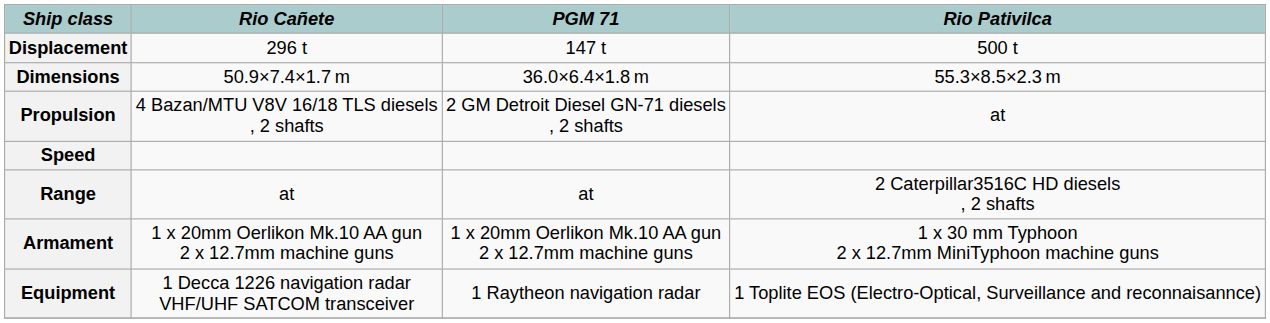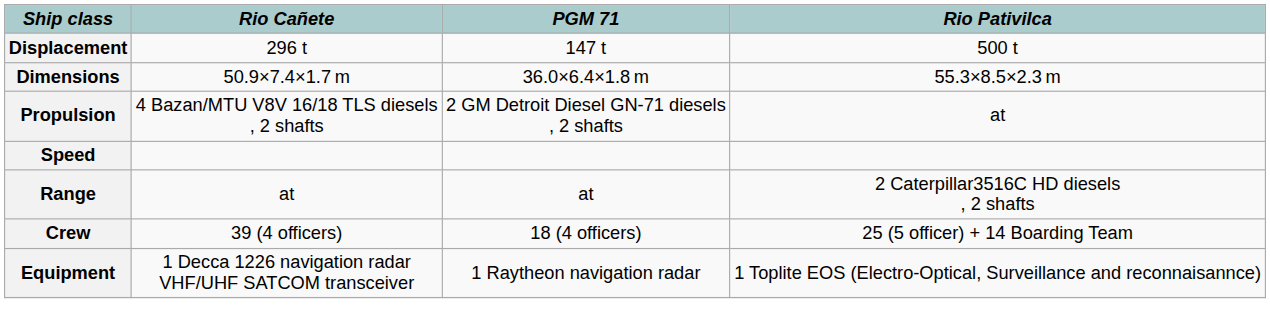+ row: (68, 233)
- row: (68, 243)
